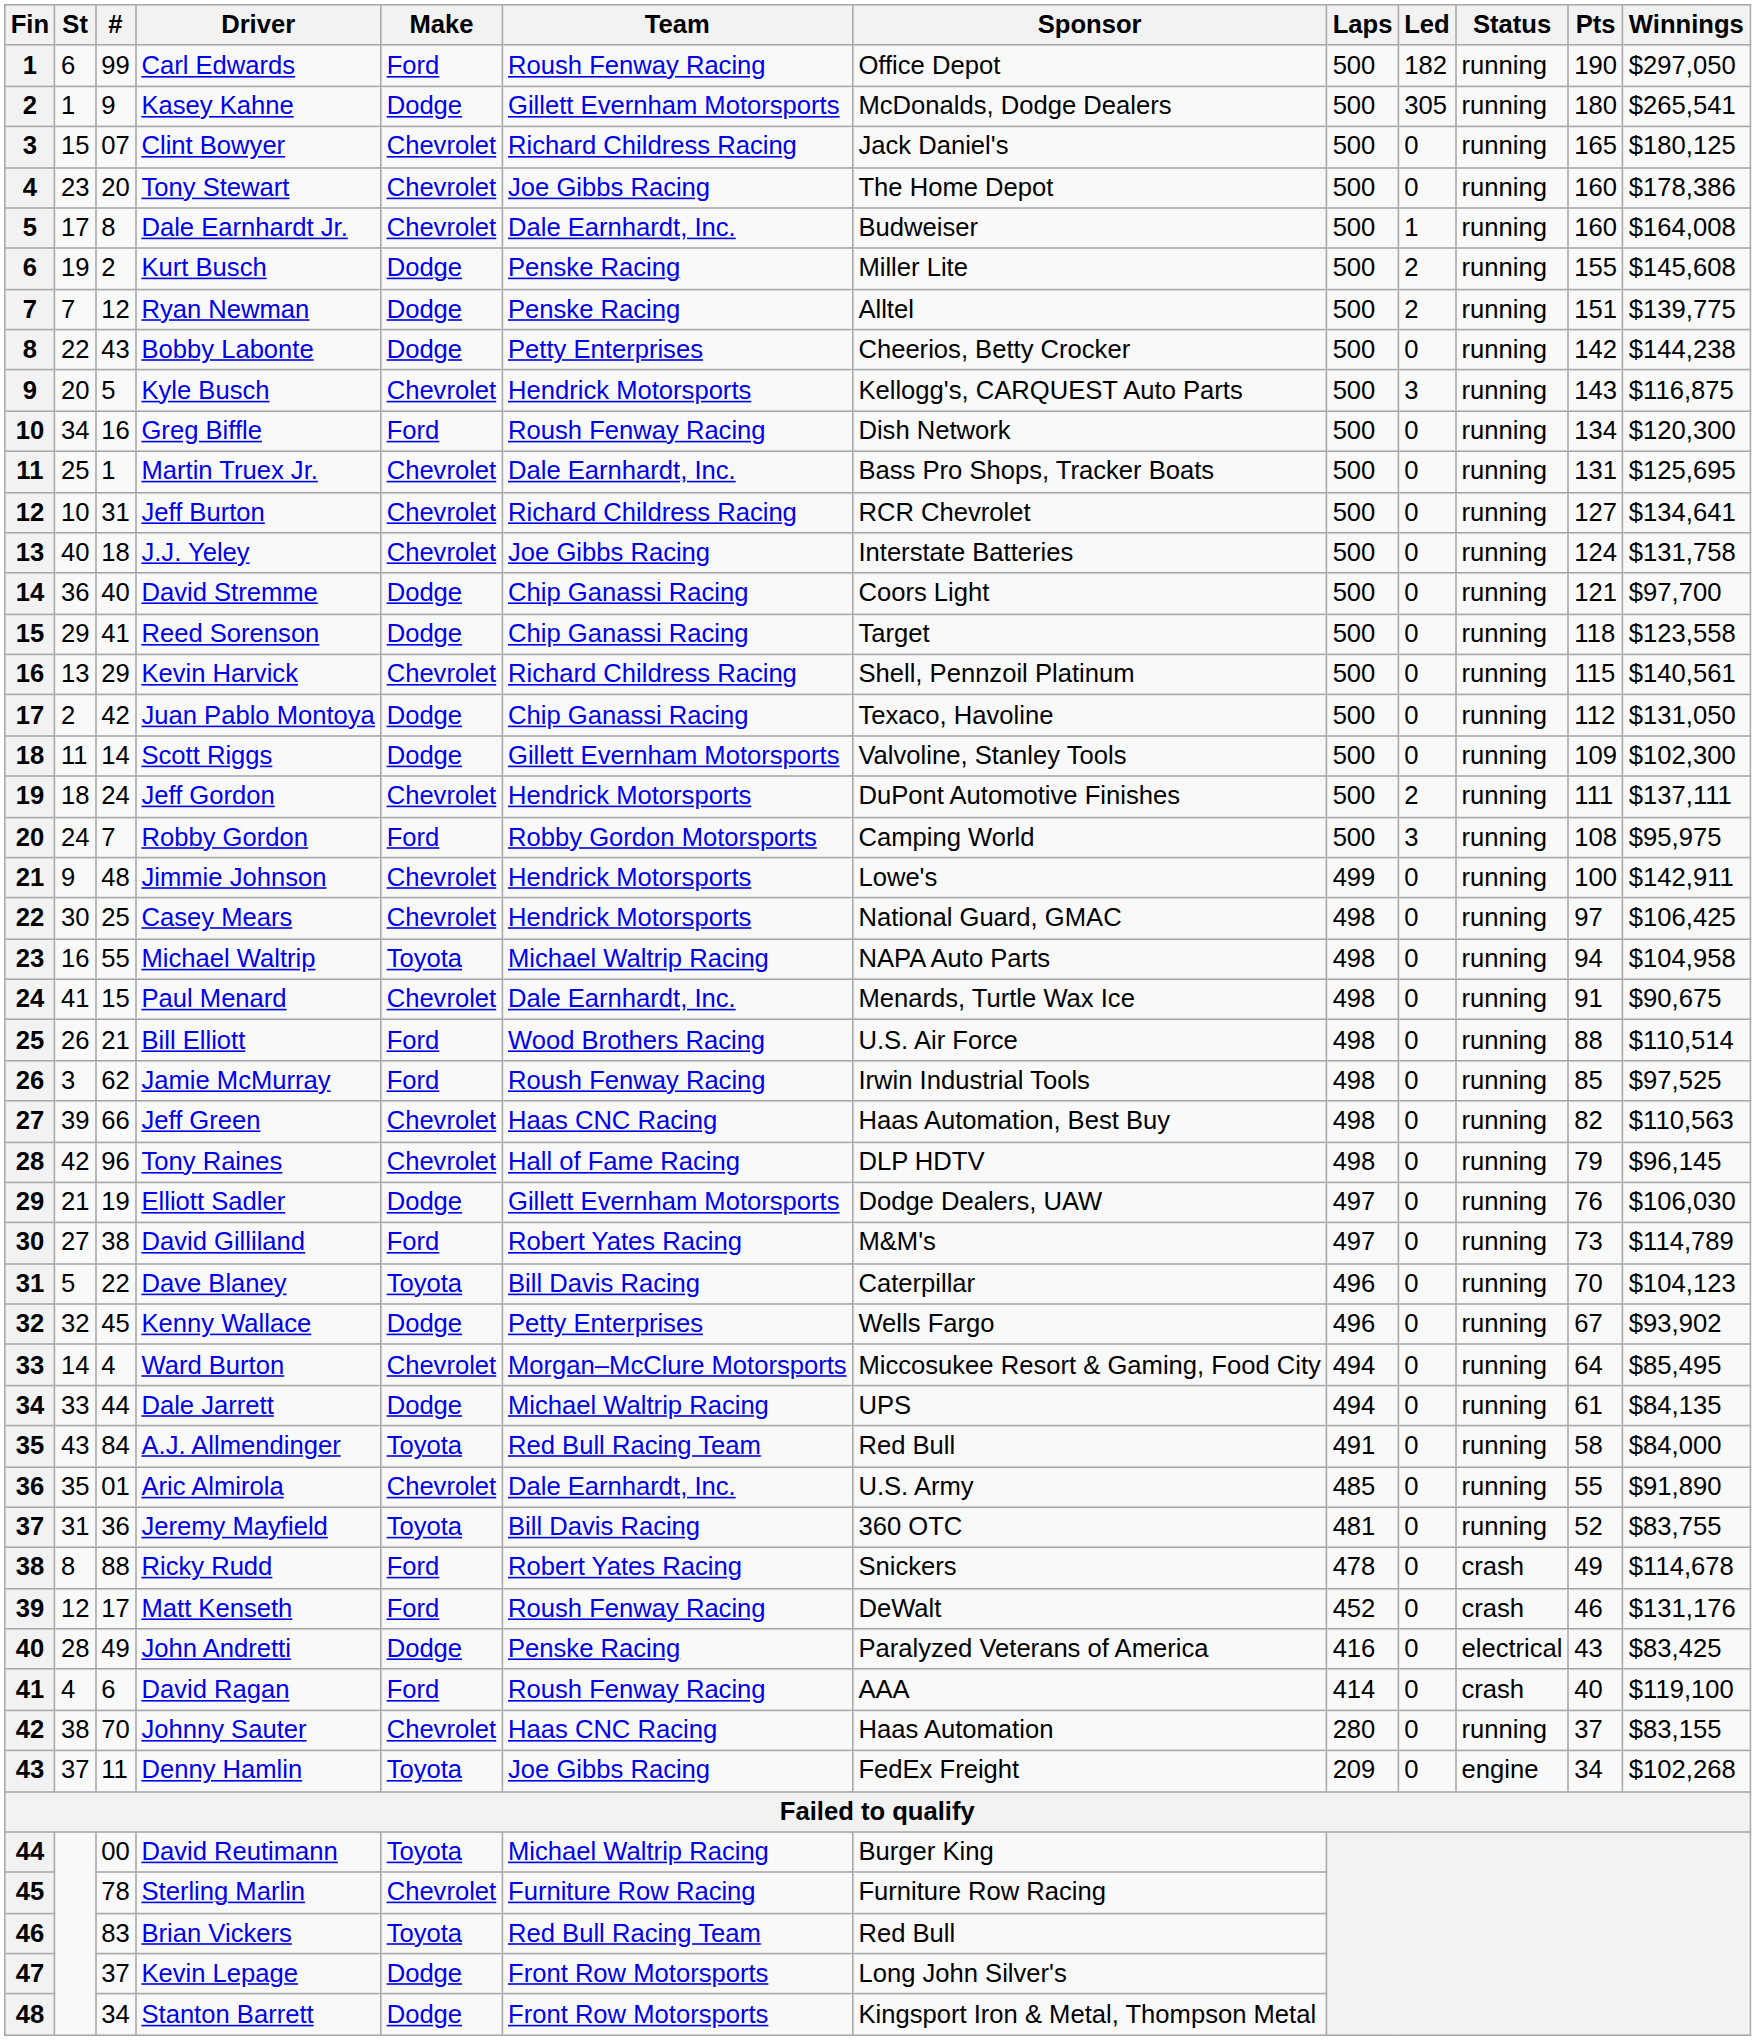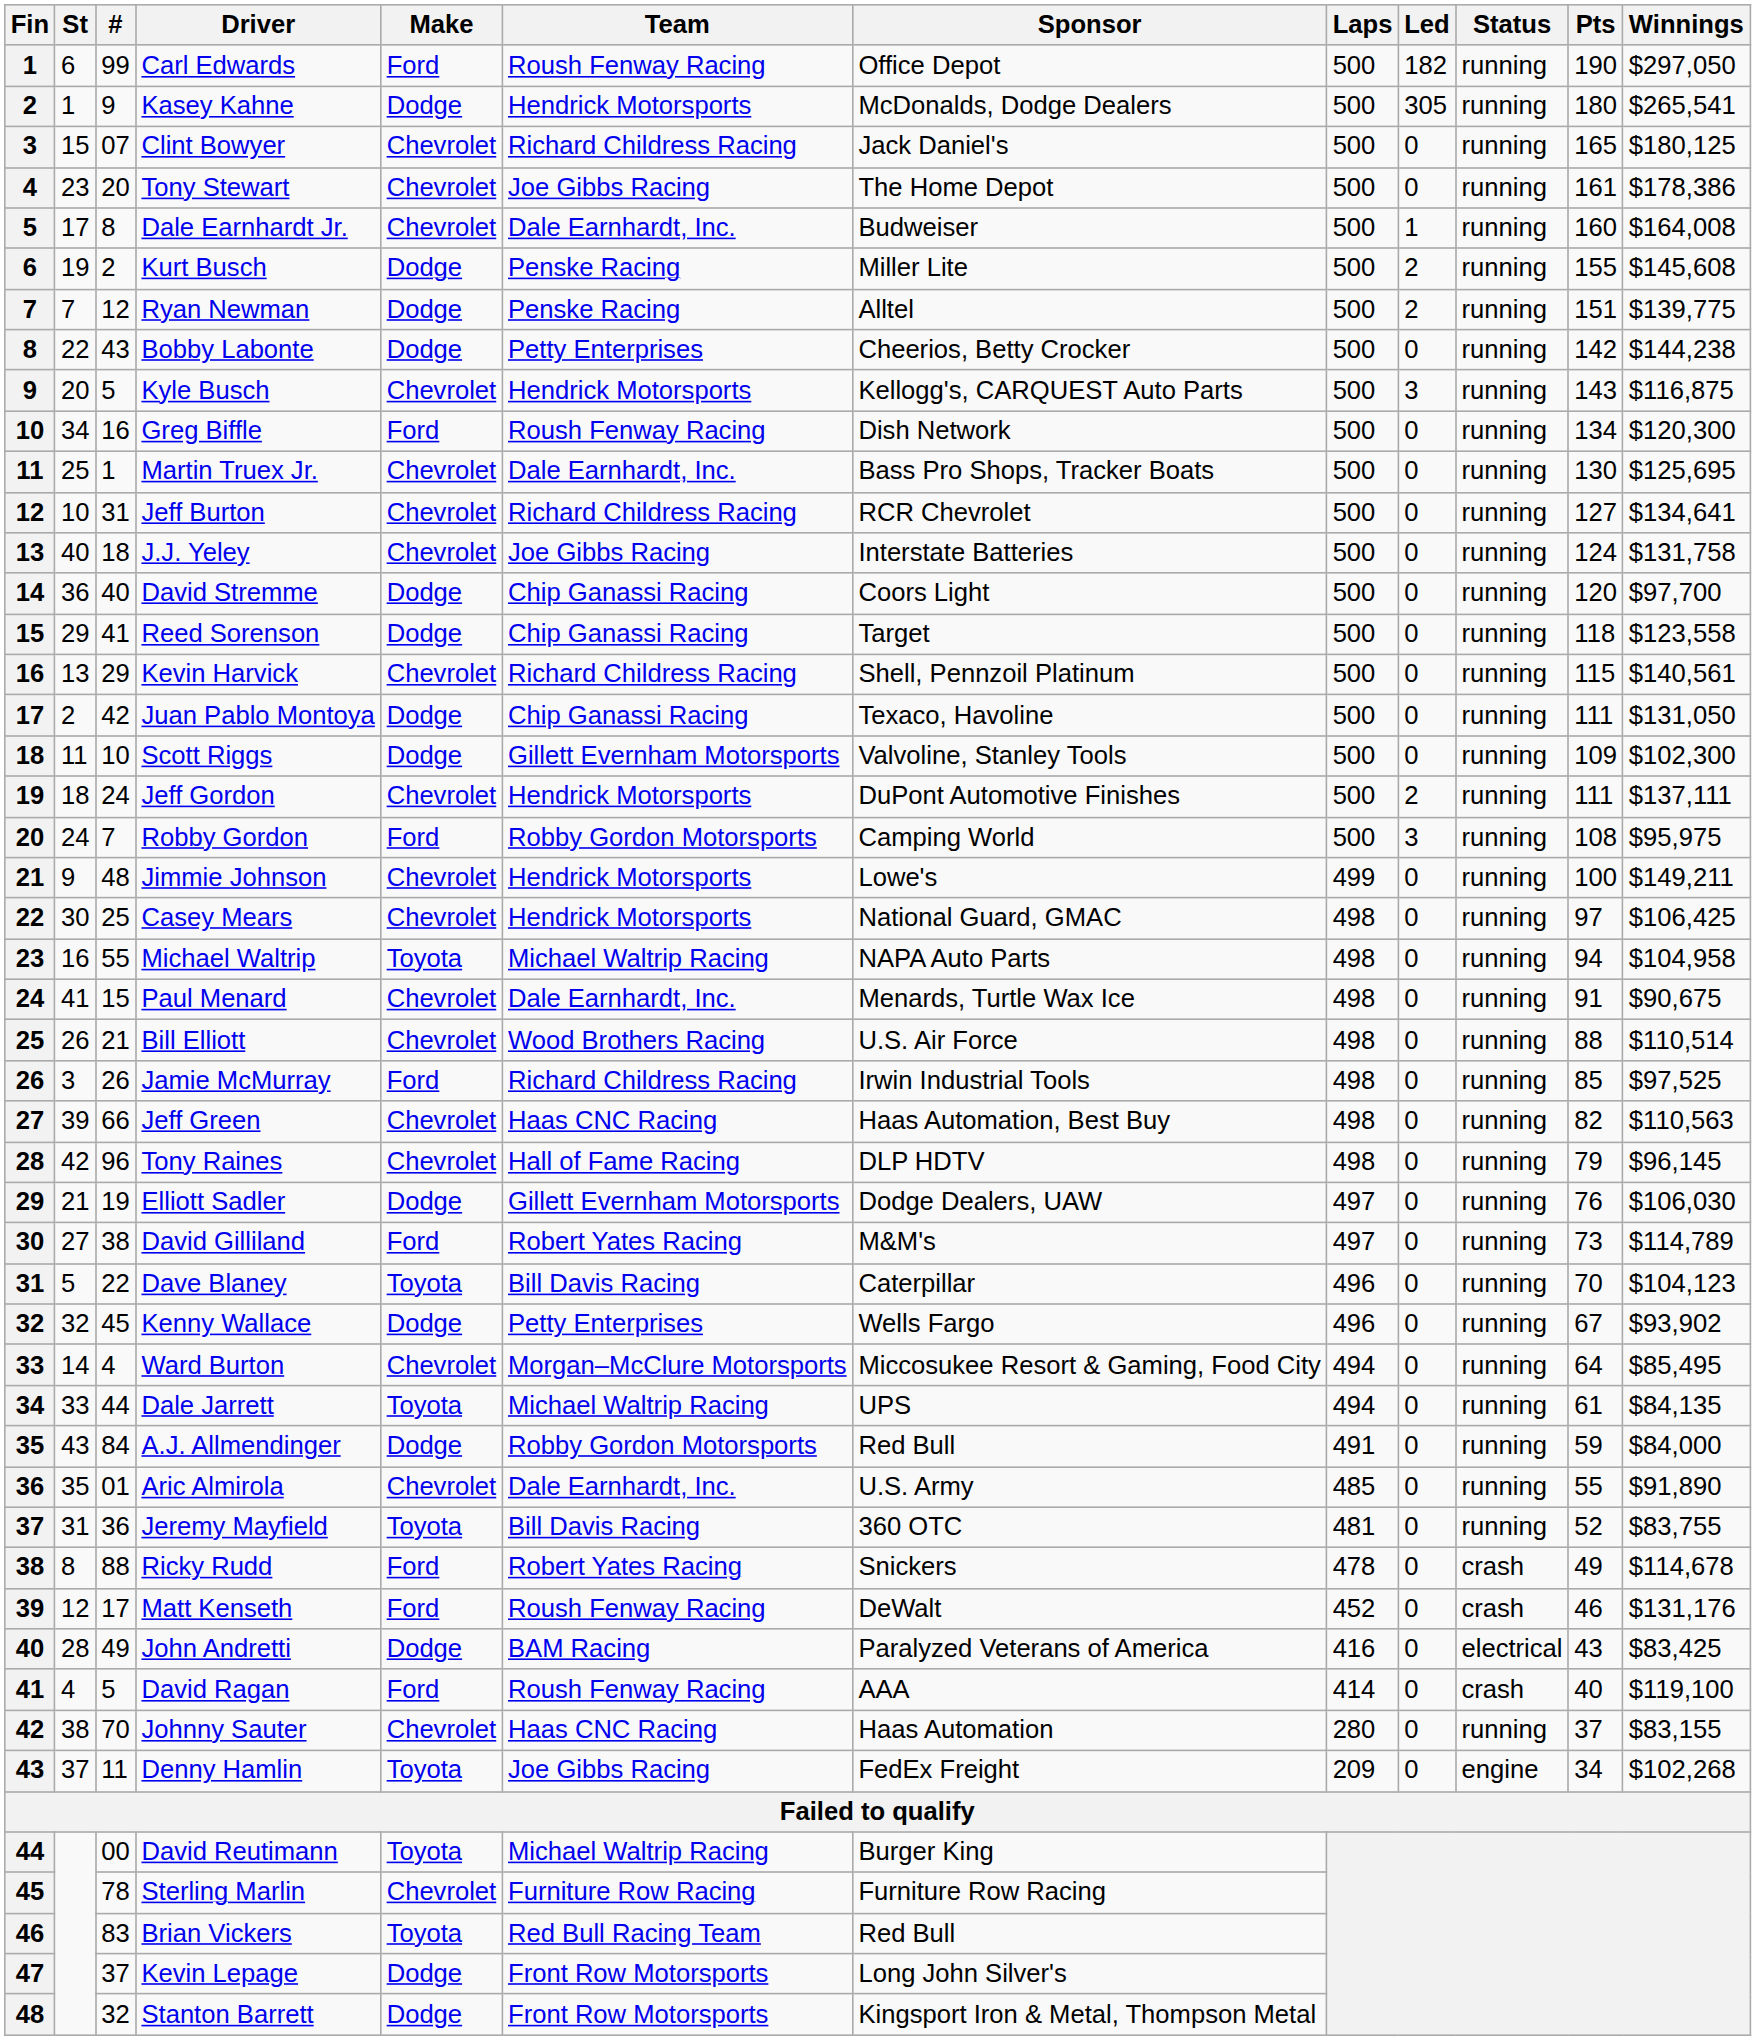(674, 106) Gillett Evernham Motorsports -> (630, 106) Hendrick Motorsports
(1596, 187) 160 -> (1596, 187) 161
(1596, 471) 131 -> (1596, 471) 130
(1596, 593) 121 -> (1596, 593) 120
(1595, 715) 112 -> (1594, 715) 111
(115, 755) 14 -> (115, 755) 10
(1681, 877) $142,911 -> (1681, 877) $149,211
(413, 1039) Ford -> (441, 1039) Chevrolet
(115, 1080) 62 -> (115, 1080) 26
(637, 1080) Roush Fenway Racing -> (652, 1080) Richard Childress Racing
(424, 1405) Dodge -> (424, 1405) Toyota
(424, 1445) Toyota -> (424, 1445) Dodge
(634, 1445) Red Bull Racing Team -> (662, 1445) Robby Gordon Motorsports
(1589, 1445) 58 -> (1589, 1445) 59
(594, 1648) Penske Racing -> (579, 1648) BAM Racing
(108, 1689) 6 -> (108, 1689) 5
(115, 2014) 34 -> (115, 2014) 32
